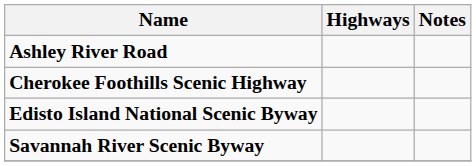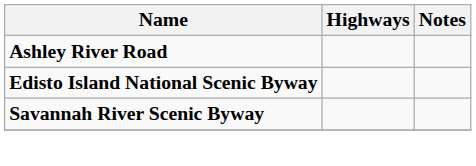- row: (158, 82)
